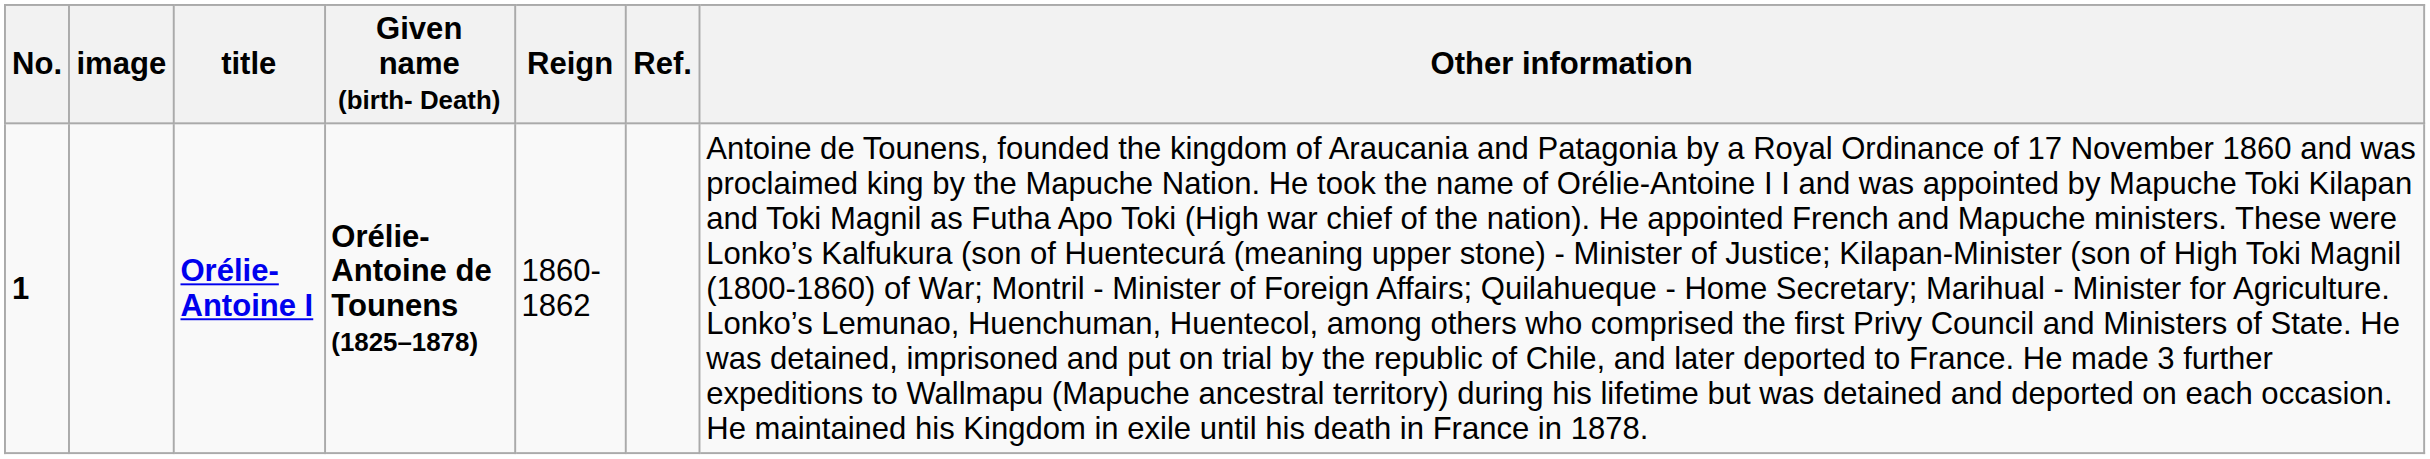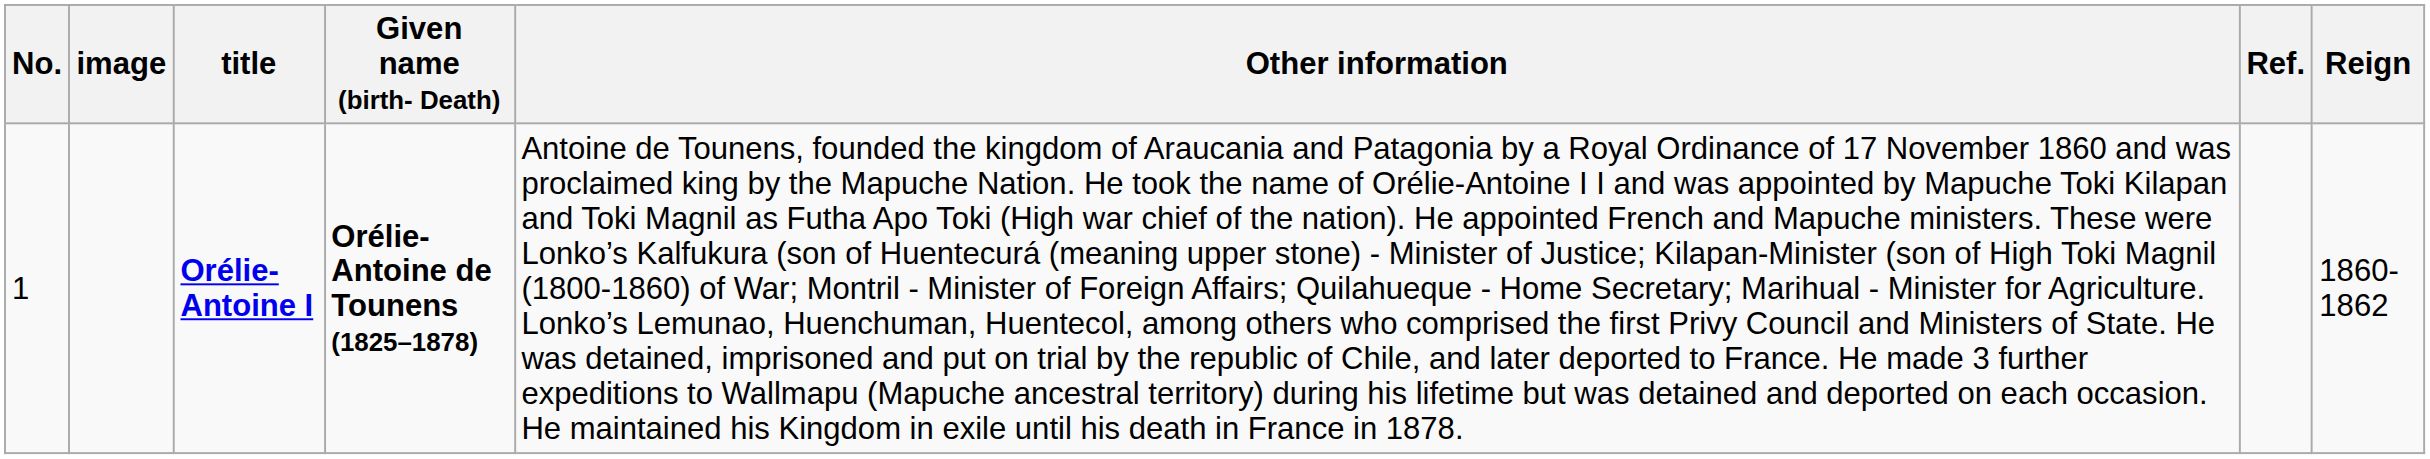columns swapped: (570, 64) <-> (1562, 64)
(21, 287) bold -> (21, 287) normal
